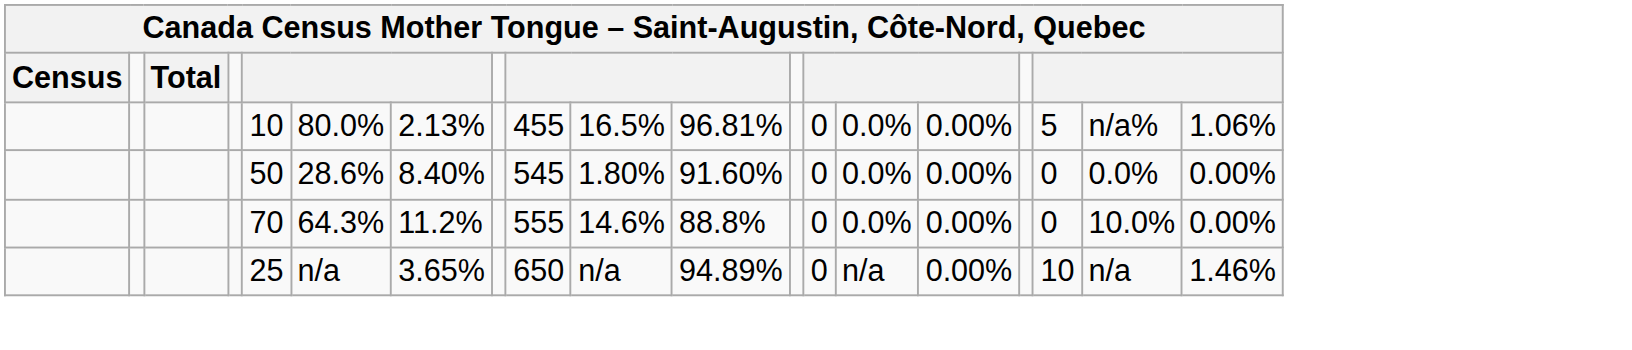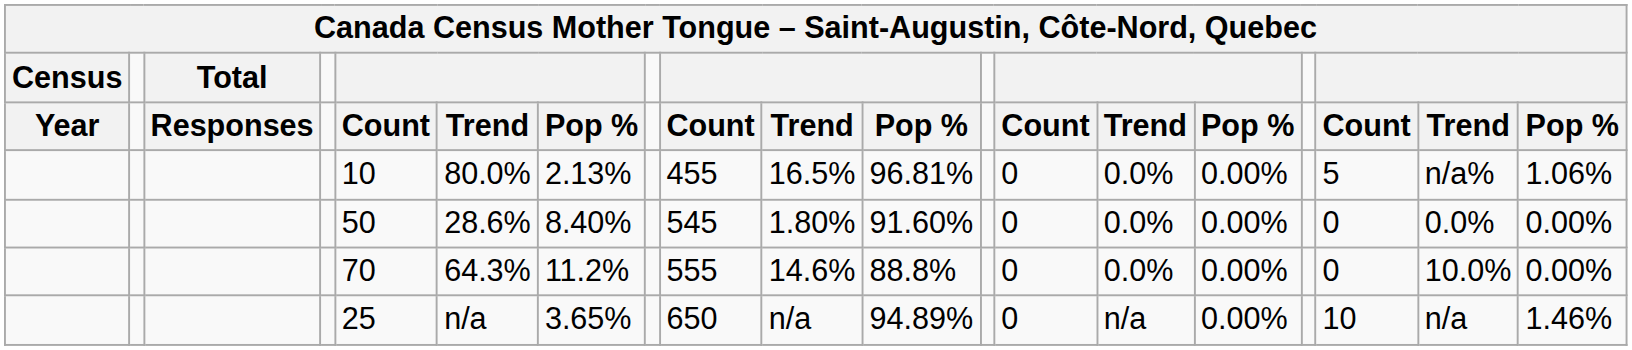+ row: (67, 125)
